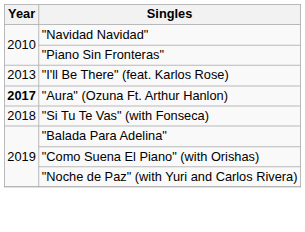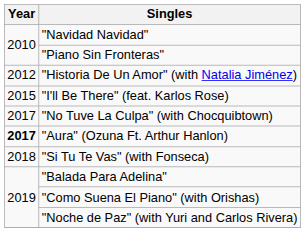+ row: (169, 75)
(22, 75) 2013 -> (22, 95) 2015
+ row: (157, 116)
